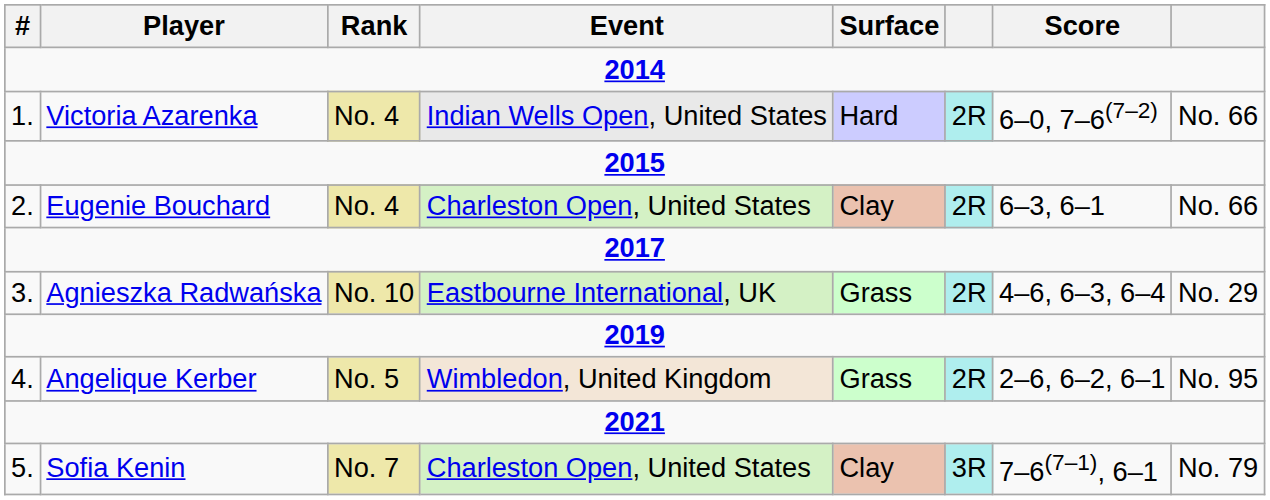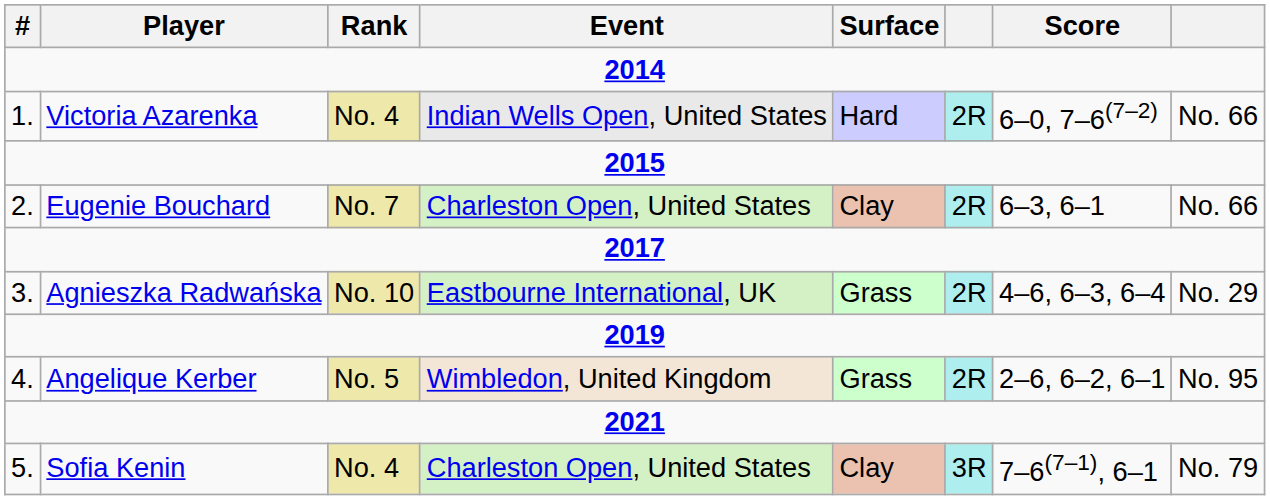(367, 205) No. 4 -> (367, 205) No. 7
(367, 468) No. 7 -> (367, 468) No. 4
